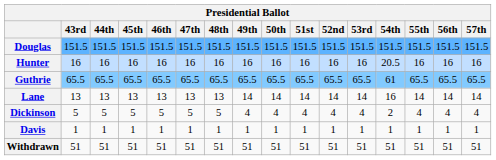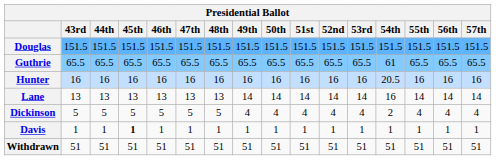rows swapped: (33, 79) <-> (33, 63)
(133, 130) normal -> (133, 130) bold
